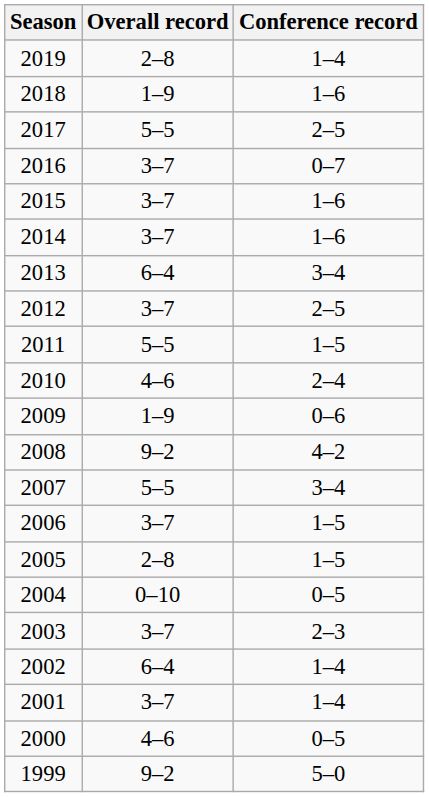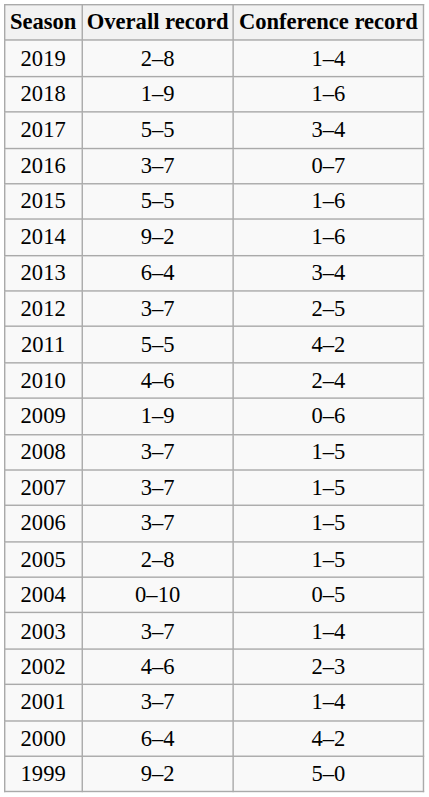(328, 129) 2–5 -> (328, 129) 3–4
(158, 201) 3–7 -> (158, 201) 5–5
(158, 237) 3–7 -> (158, 237) 9–2
(328, 344) 1–5 -> (328, 344) 4–2
(158, 451) 9–2 -> (158, 451) 3–7
(328, 451) 4–2 -> (328, 451) 1–5
(158, 487) 5–5 -> (158, 487) 3–7
(328, 487) 3–4 -> (328, 487) 1–5
(328, 630) 2–3 -> (328, 630) 1–4
(158, 666) 6–4 -> (158, 666) 4–6
(328, 666) 1–4 -> (328, 666) 2–3
(158, 737) 4–6 -> (158, 737) 6–4
(328, 737) 0–5 -> (328, 737) 4–2
